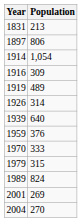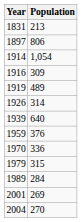(37, 149) 333 -> (37, 149) 336
(37, 179) 824 -> (37, 179) 284
